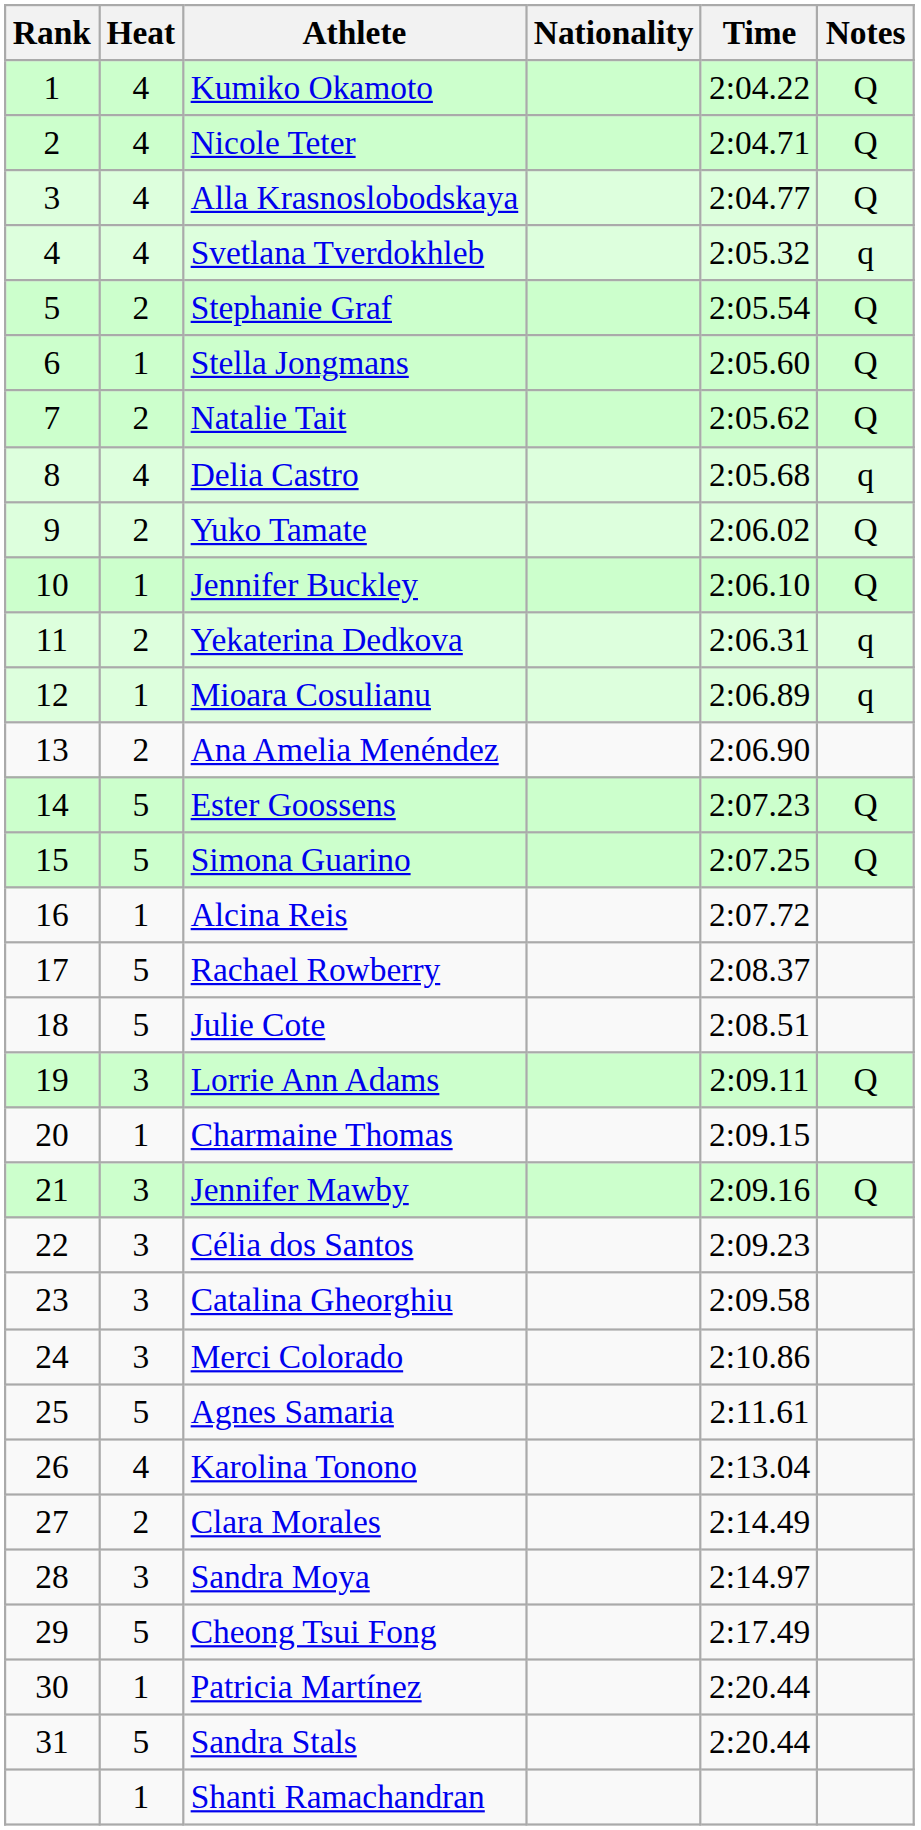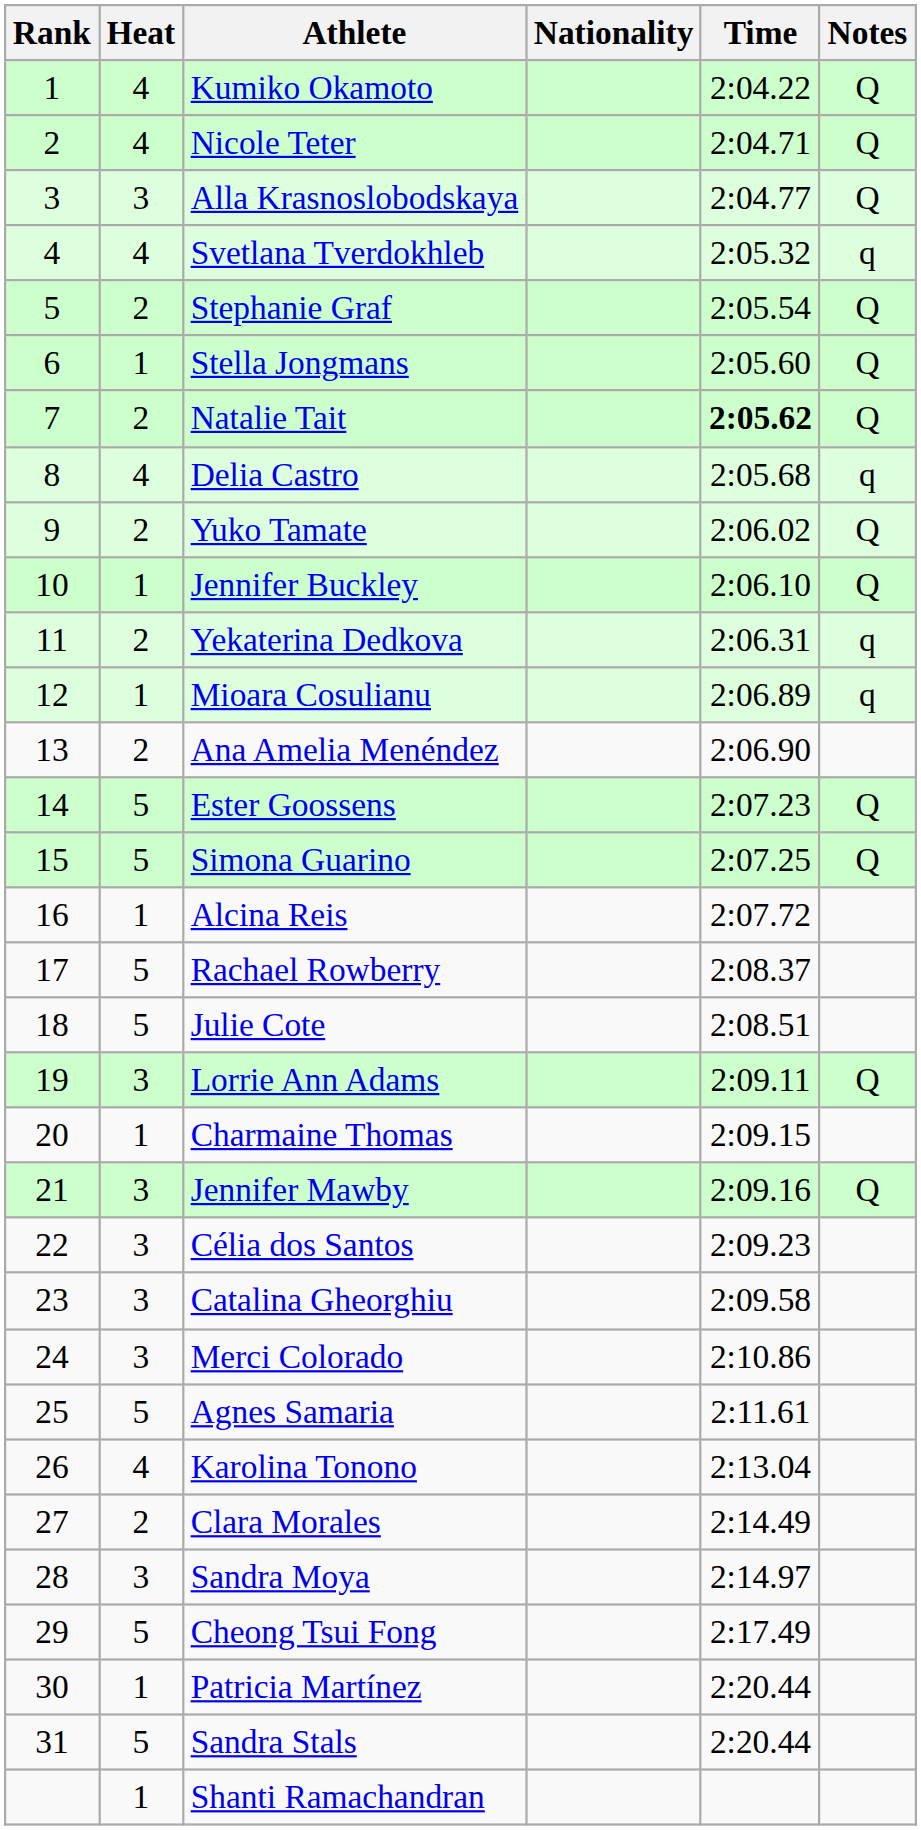(141, 197) 4 -> (141, 197) 3
(760, 418) normal -> (761, 418) bold
